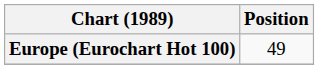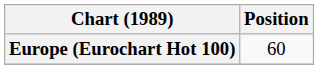(276, 49) 49 -> (276, 49) 60
